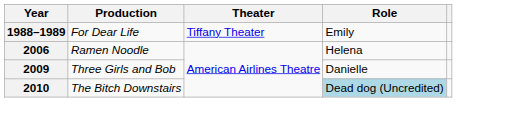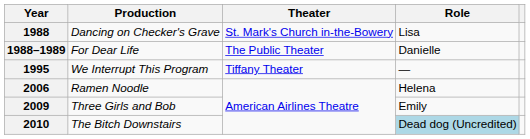+ row: (36, 32)
(225, 32) Tiffany Theater -> (274, 50) The Public Theater
(340, 32) Emily -> (419, 50) Danielle
+ row: (36, 69)
(347, 69) Danielle -> (413, 106) Emily
